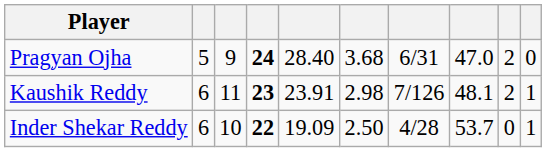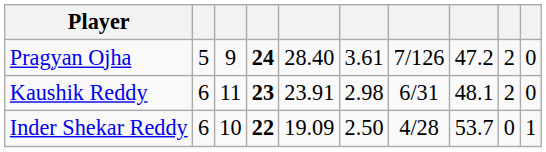(364, 57) 3.68 -> (364, 57) 3.61
(419, 57) 6/31 -> (419, 57) 7/126
(474, 57) 47.0 -> (474, 57) 47.2
(419, 92) 7/126 -> (419, 92) 6/31
(531, 92) 1 -> (531, 92) 0
